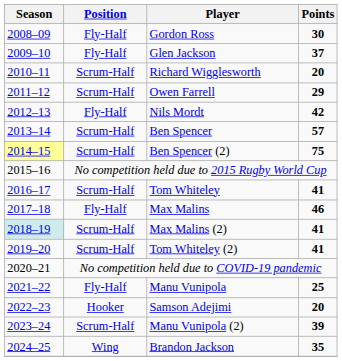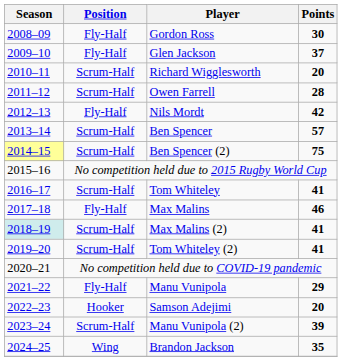(318, 92) 29 -> (318, 92) 28
(318, 287) 25 -> (318, 287) 29
